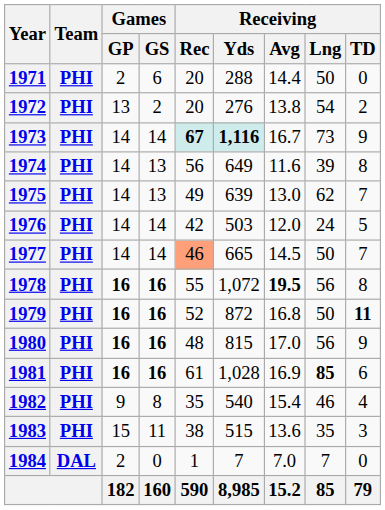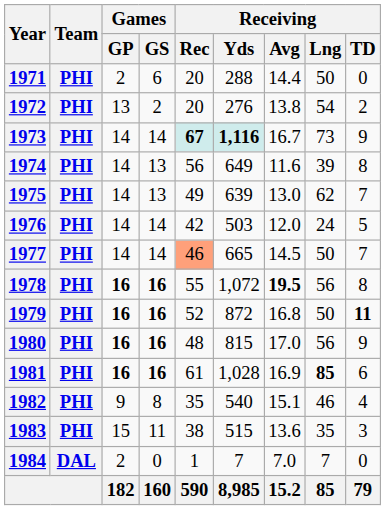(285, 401) 15.4 -> (285, 401) 15.1
